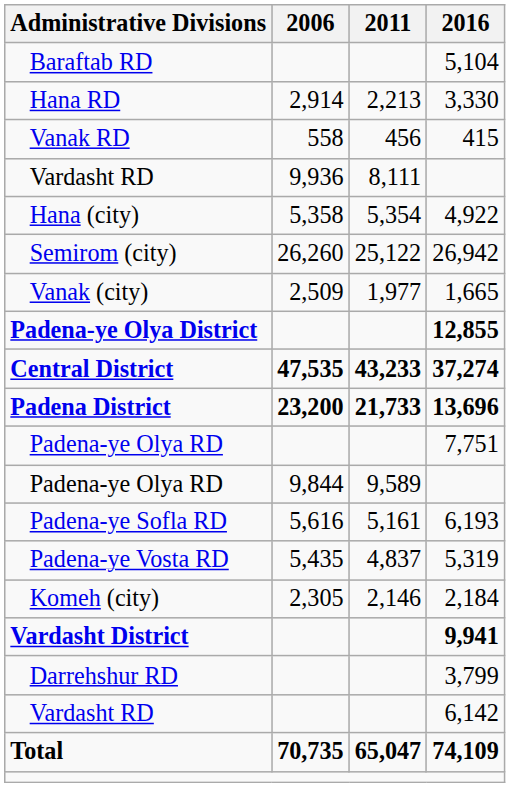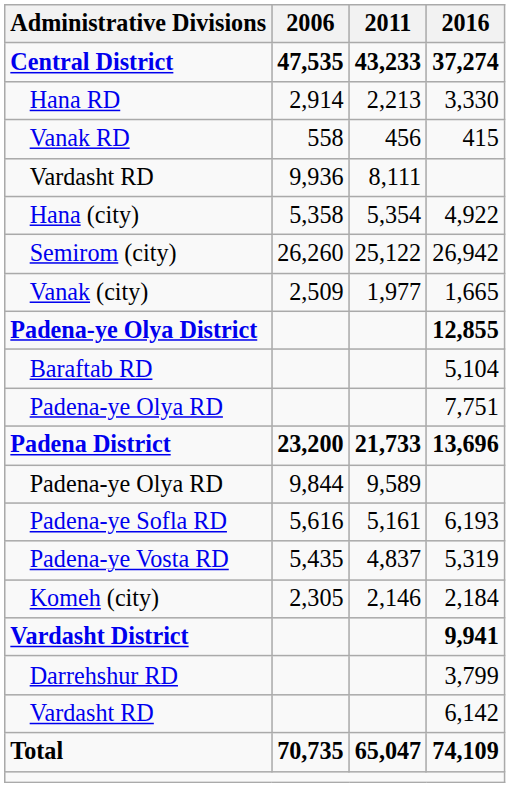rows swapped: (92, 368) <-> (91, 61)
rows swapped: (126, 445) <-> (91, 406)
